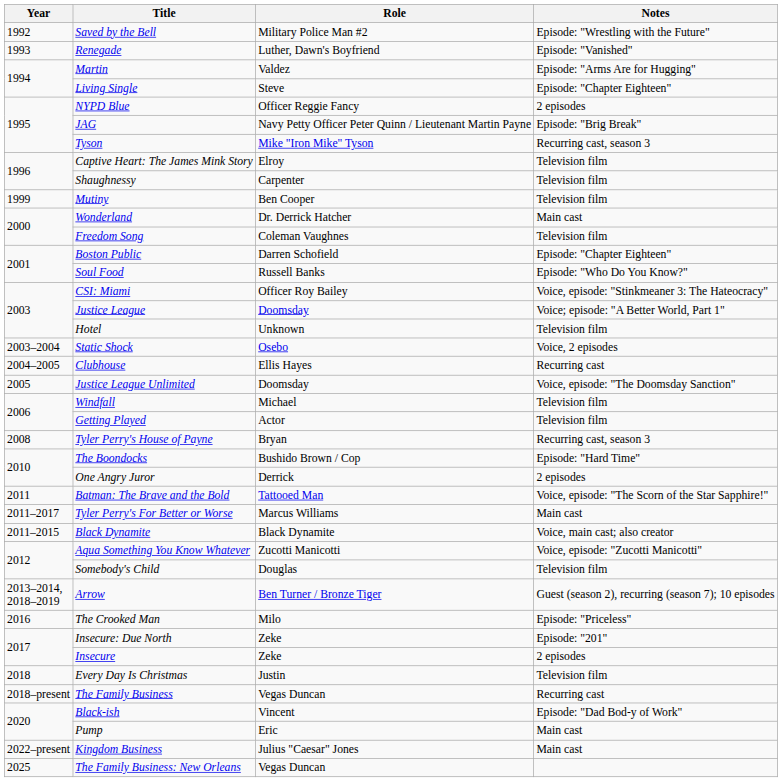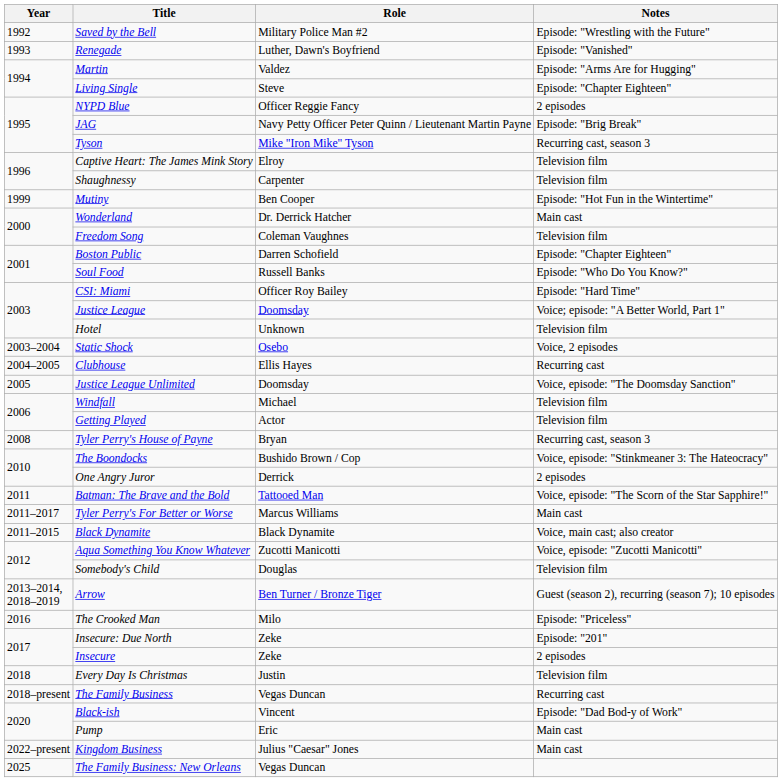(572, 198) Television film -> (625, 198) Episode: "Hot Fun in the Wintertime"
(652, 291) Voice, episode: "Stinkmeaner 3: The Hateocracy" -> (588, 291) Episode: "Hard Time"
(588, 458) Episode: "Hard Time" -> (652, 458) Voice, episode: "Stinkmeaner 3: The Hateocracy"
